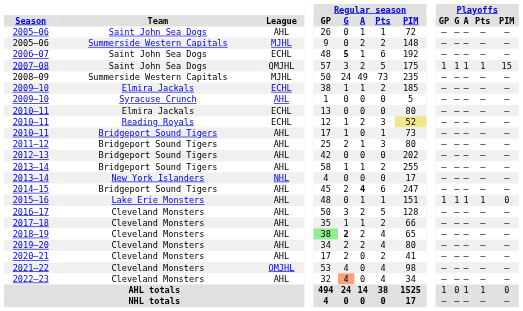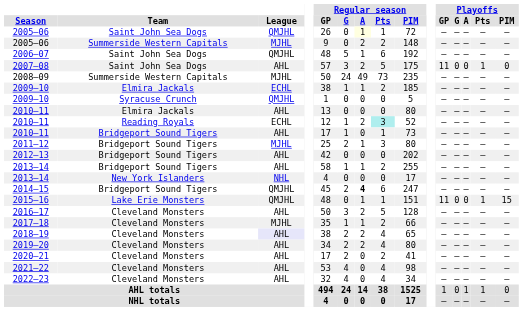(281, 32) AHL -> (281, 32) QMJHL
(363, 32) no background -> (363, 32) lightyellow background
(281, 54) ECHL -> (281, 54) QMJHL
(346, 54) bold -> (346, 54) normal
(281, 66) QMJHL -> (281, 66) AHL
(444, 66) 1 -> (444, 66) 11
(457, 66) 1 -> (457, 66) 0
(466, 66) 1 -> (466, 66) 0
(507, 66) 15 -> (507, 66) 0
(281, 99) AHL -> (281, 99) QMJHL
(281, 111) ECHL -> (281, 111) AHL
(383, 122) no background -> (383, 122) paleturquoise background
(411, 122) khaki background -> (411, 122) no background
(281, 144) AHL -> (281, 144) MJHL
(281, 189) AHL -> (281, 189) QMJHL
(281, 200) AHL -> (281, 200) QMJHL
(444, 200) 1 -> (444, 200) 11
(457, 200) 1 -> (457, 200) 0
(466, 200) 1 -> (466, 200) 0
(507, 200) 0 -> (507, 200) 15
(281, 223) AHL -> (281, 223) MJHL
(281, 234) no background -> (281, 234) lavender background
(326, 234) lightgreen background -> (326, 234) no background
(346, 234) bold -> (346, 234) normal
(281, 268) QMJHL -> (281, 268) AHL
(346, 279) lightsalmon background -> (346, 279) no background
